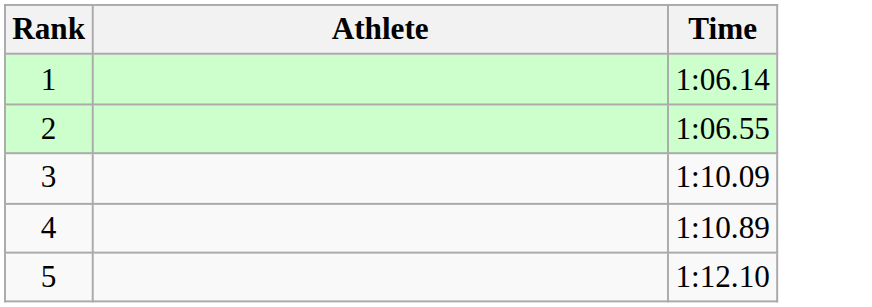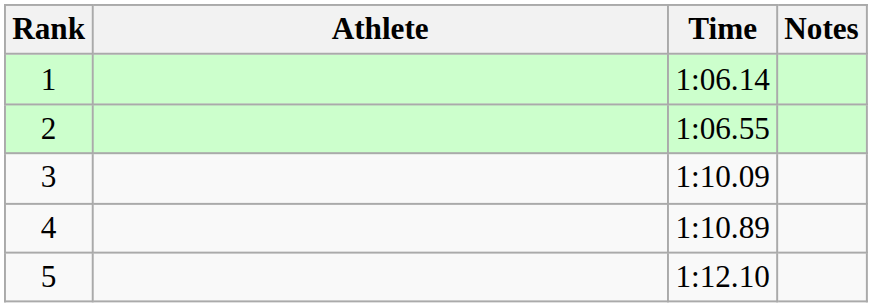+ column: (822, 29)
